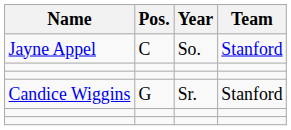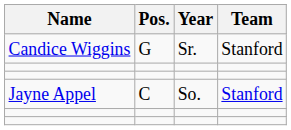rows swapped: (52, 48) <-> (69, 93)
